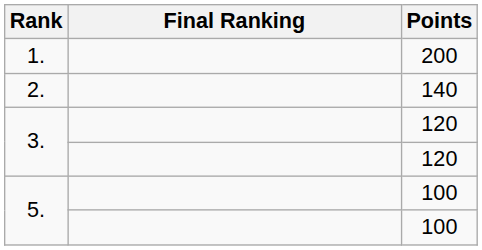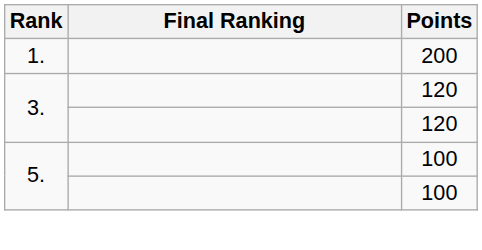- row: (36, 90)
